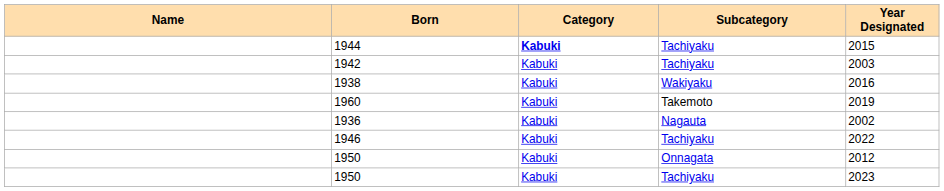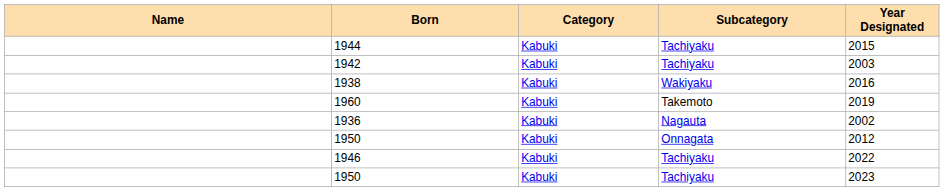(541, 45) bold -> (539, 45) normal
rows swapped: (347, 158) <-> (347, 139)
